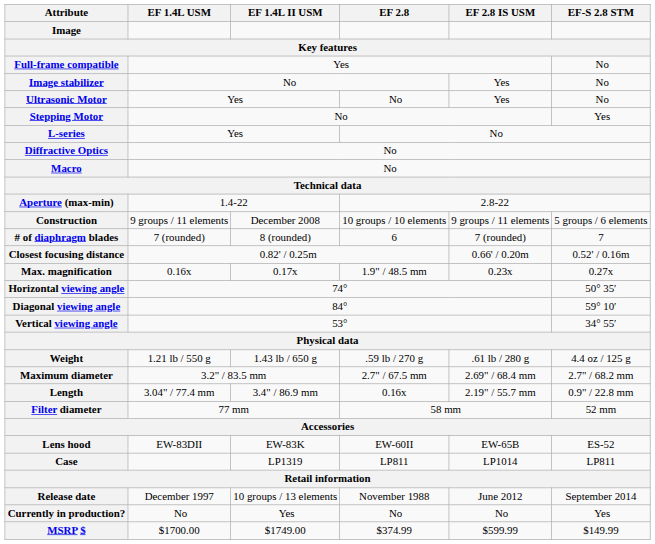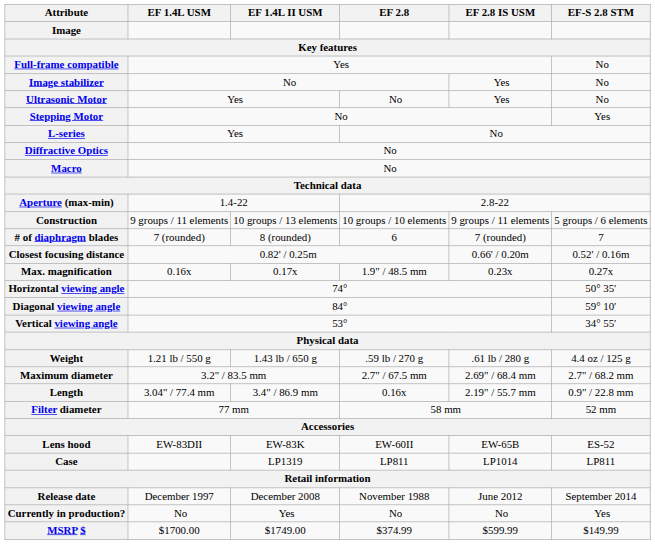(285, 220) December 2008 -> (285, 220) 10 groups / 13 elements
(285, 496) 10 groups / 13 elements -> (285, 496) December 2008
